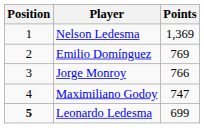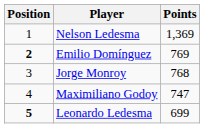(29, 53) normal -> (29, 53) bold
(180, 73) 766 -> (180, 73) 768
